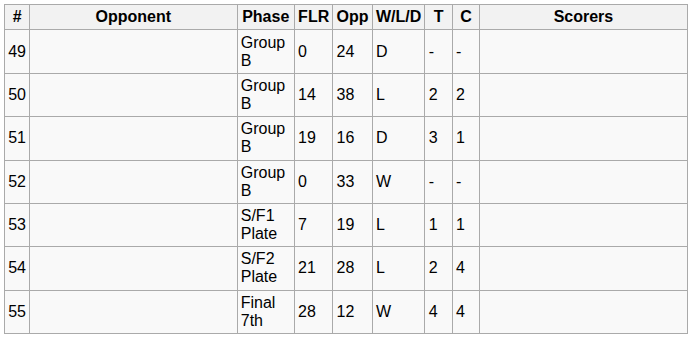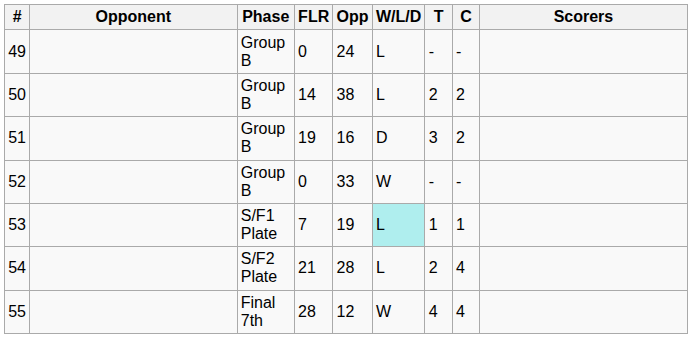(382, 51) D -> (380, 51) L
(460, 138) 1 -> (460, 138) 2
(380, 225) no background -> (380, 225) paleturquoise background
